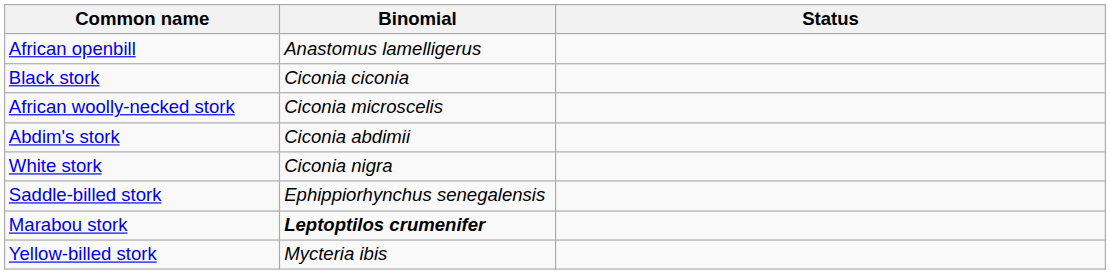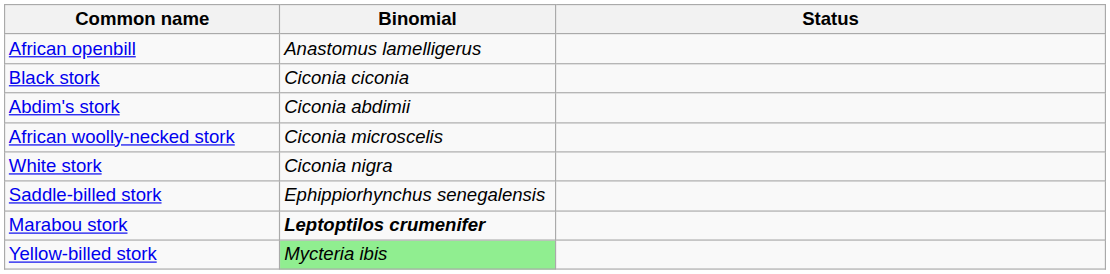rows swapped: (64, 136) <-> (122, 107)
(336, 254) no background -> (336, 254) lightgreen background
